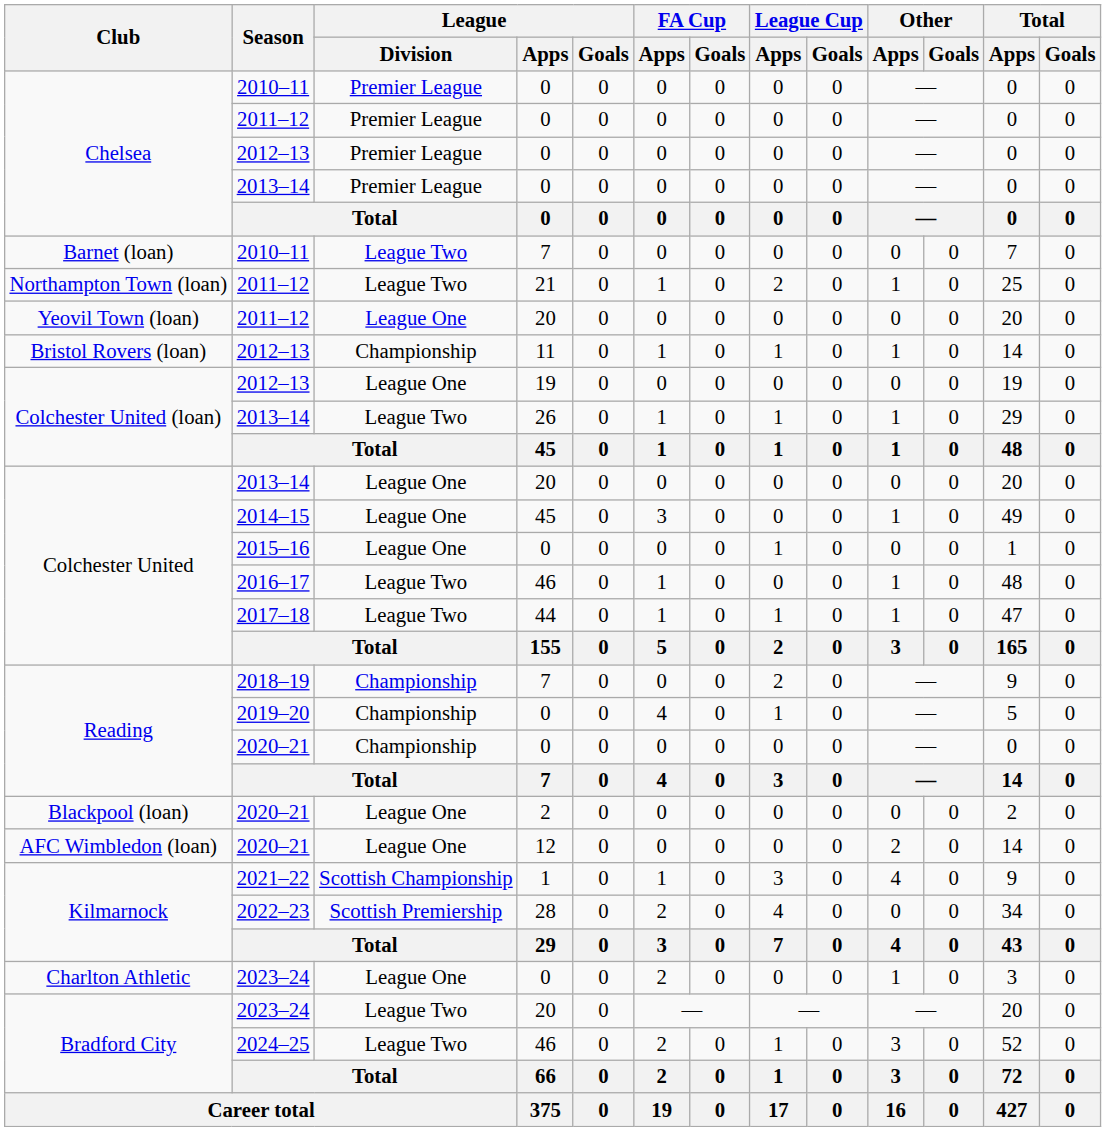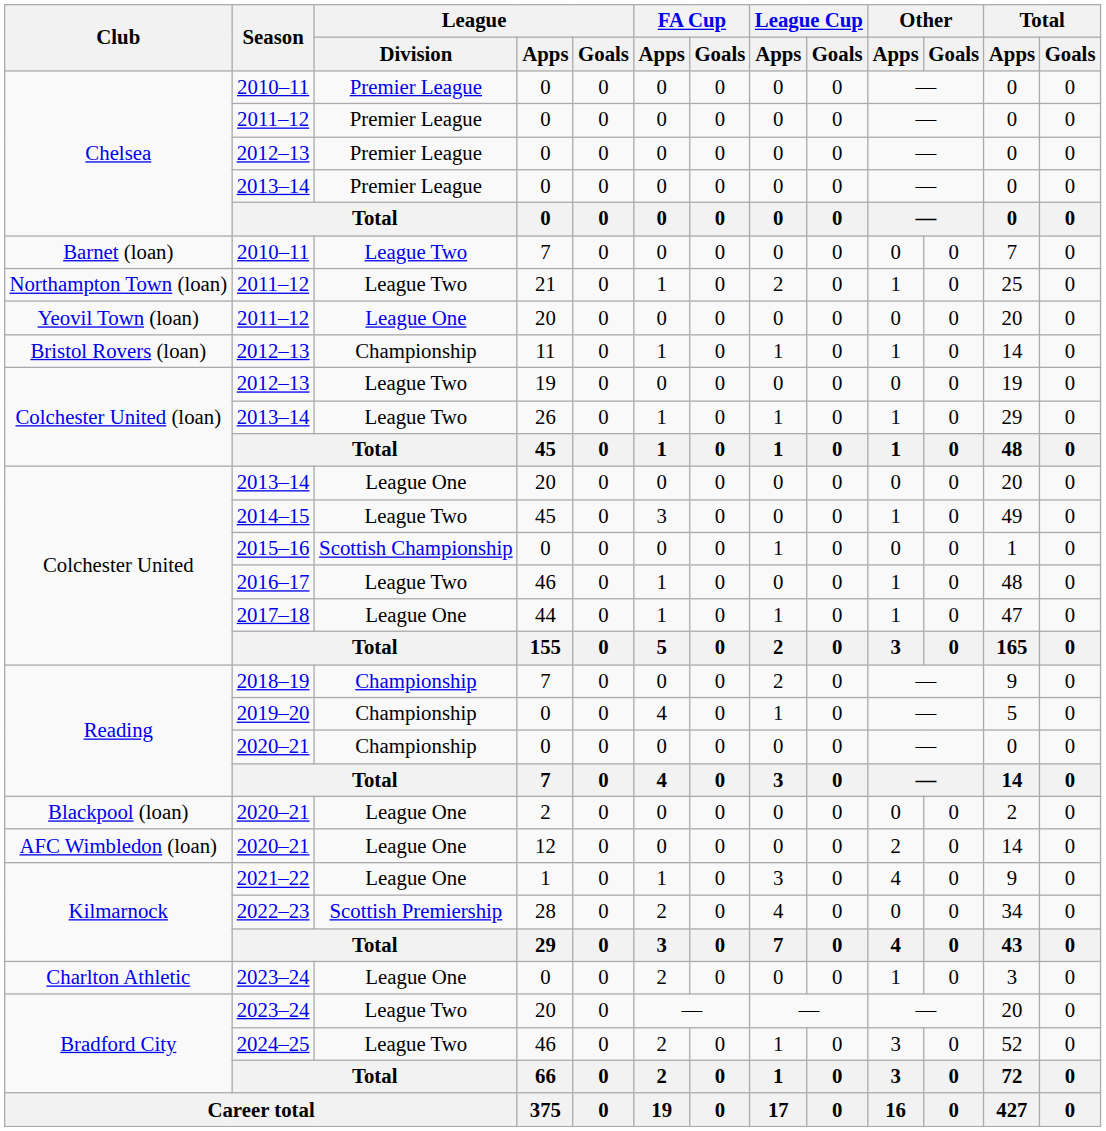(416, 383) League One -> (416, 383) League Two
(416, 515) League One -> (416, 515) League Two
(416, 548) League One -> (416, 548) Scottish Championship
(416, 614) League Two -> (416, 614) League One
(416, 878) Scottish Championship -> (416, 878) League One
